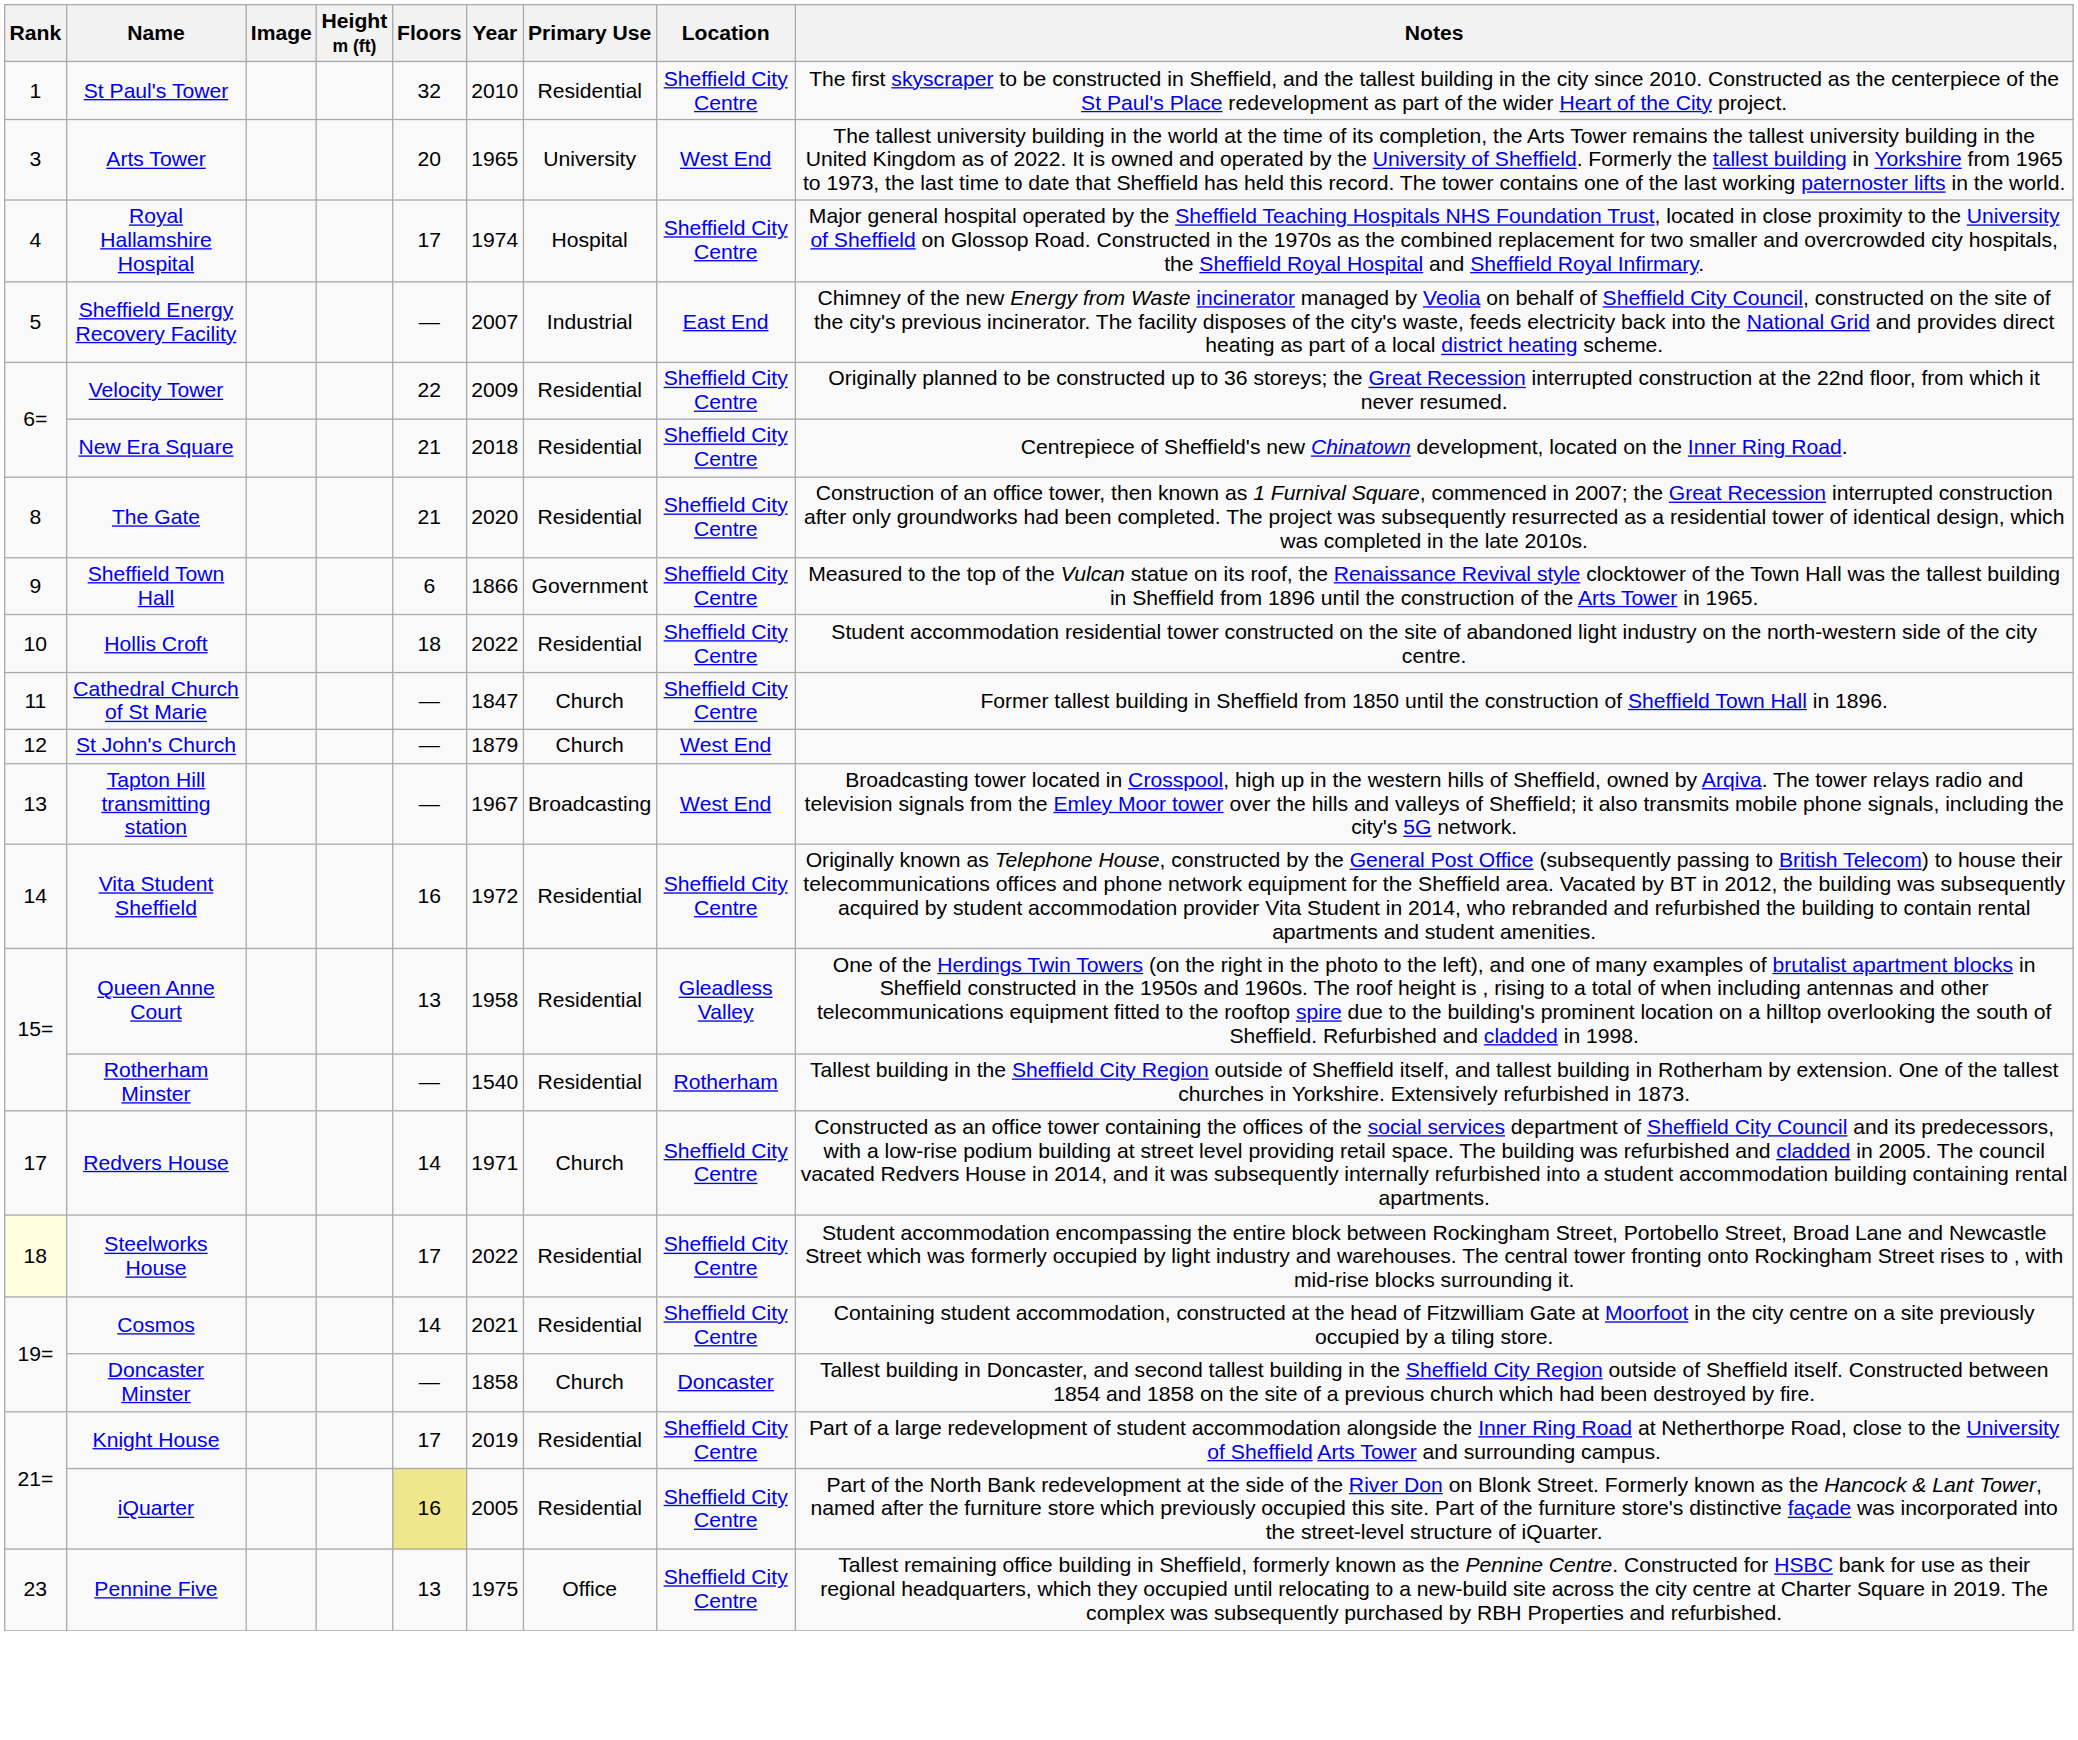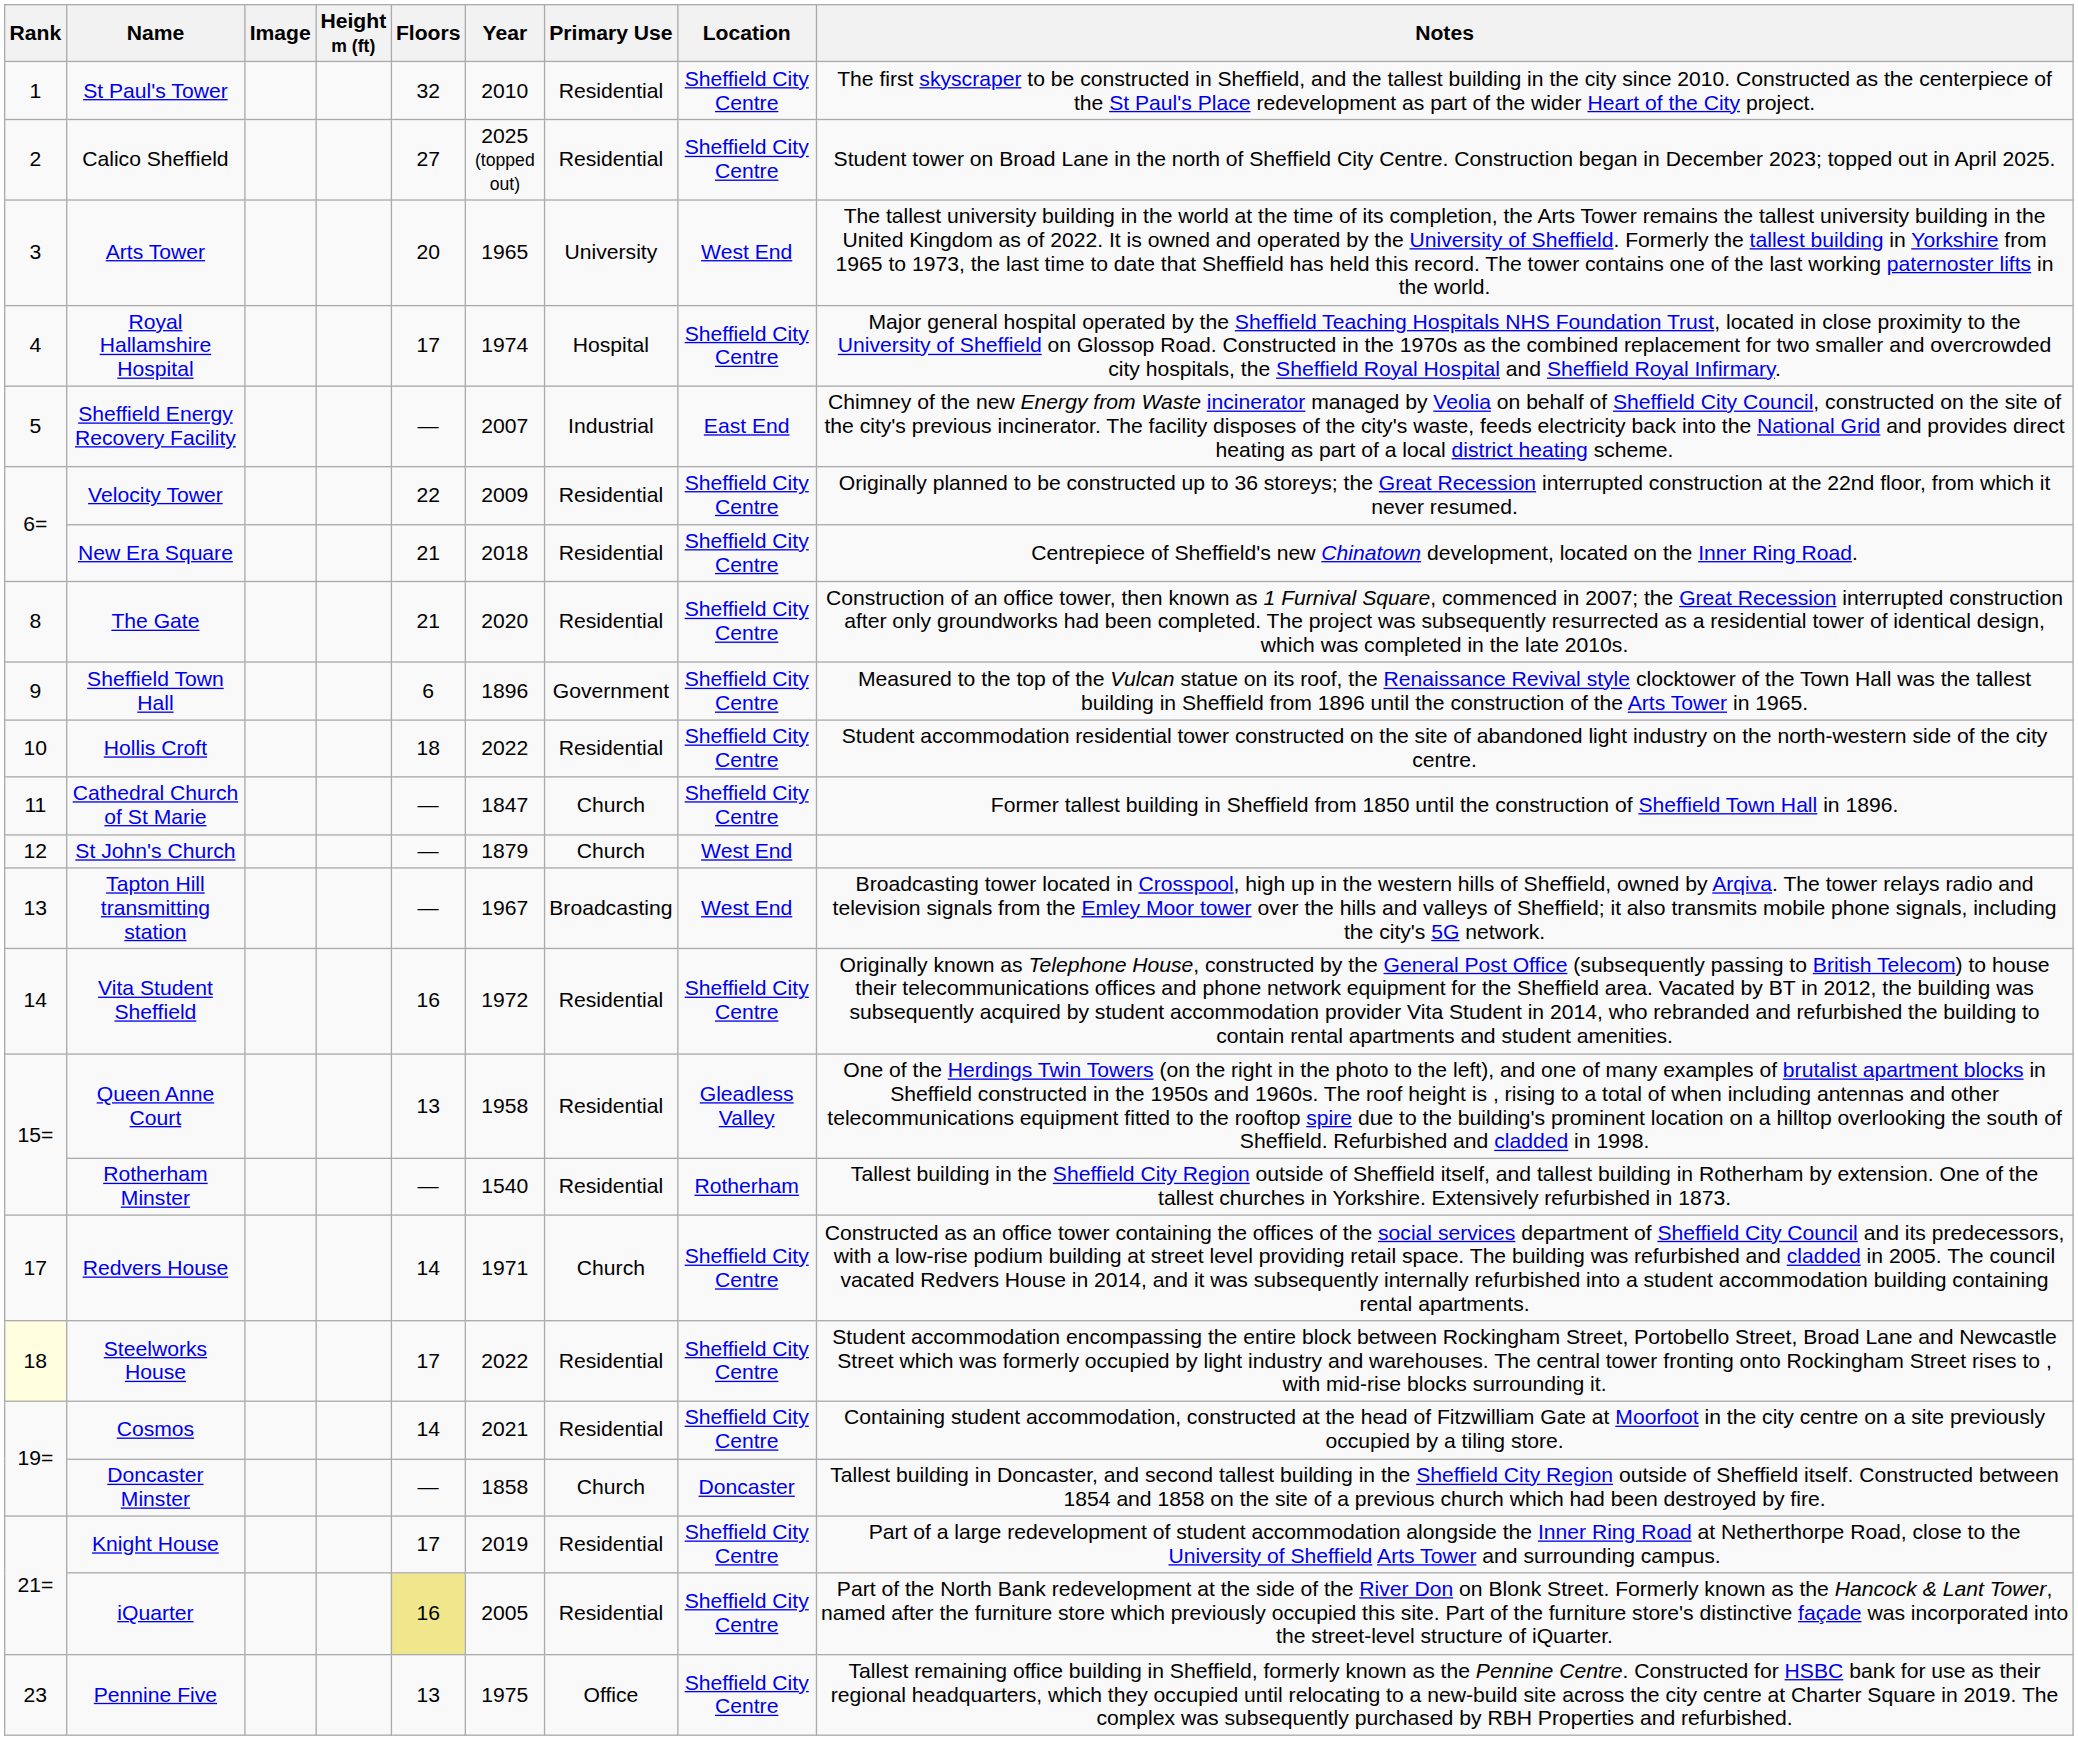+ row: (155, 159)
(495, 586) 1866 -> (505, 690) 1896
